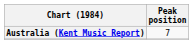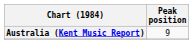(168, 33) 7 -> (168, 33) 9
